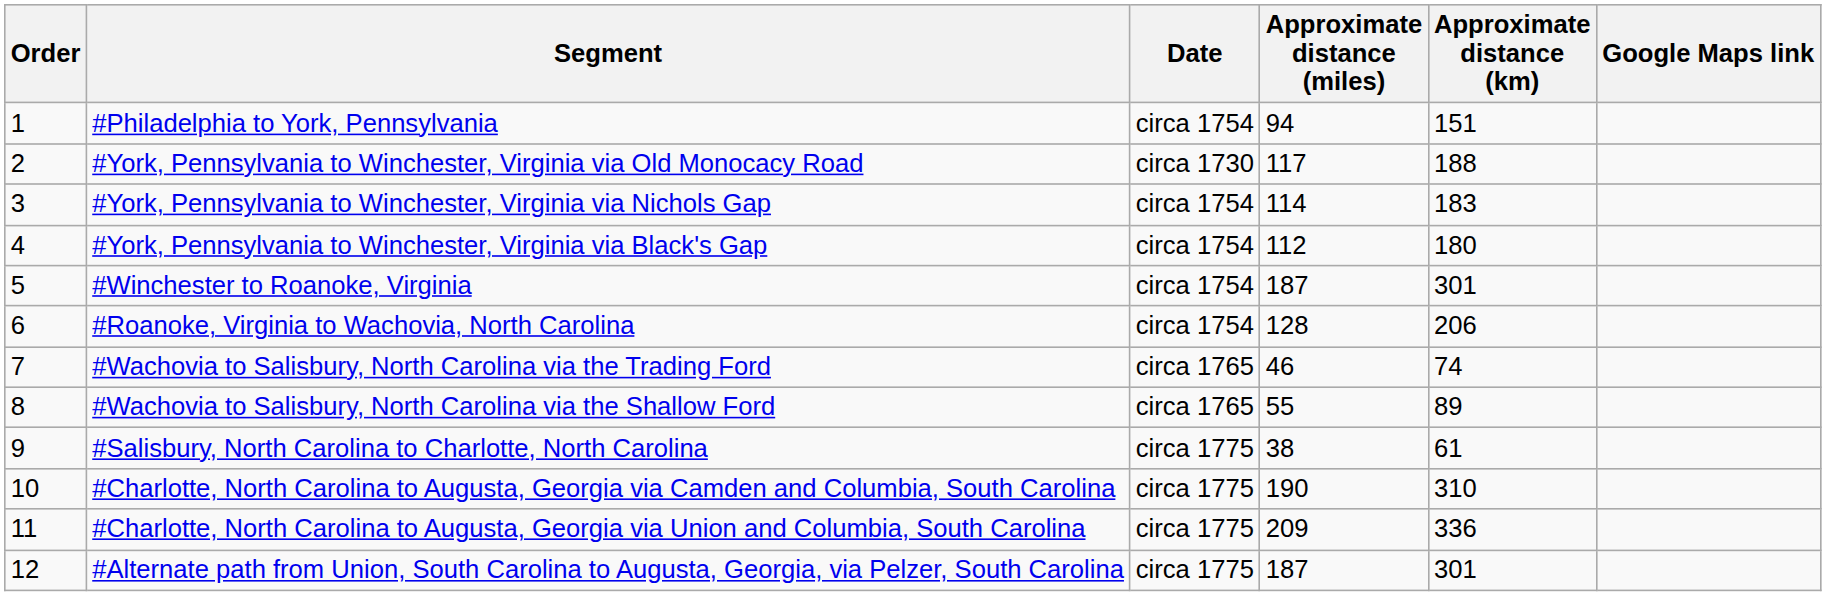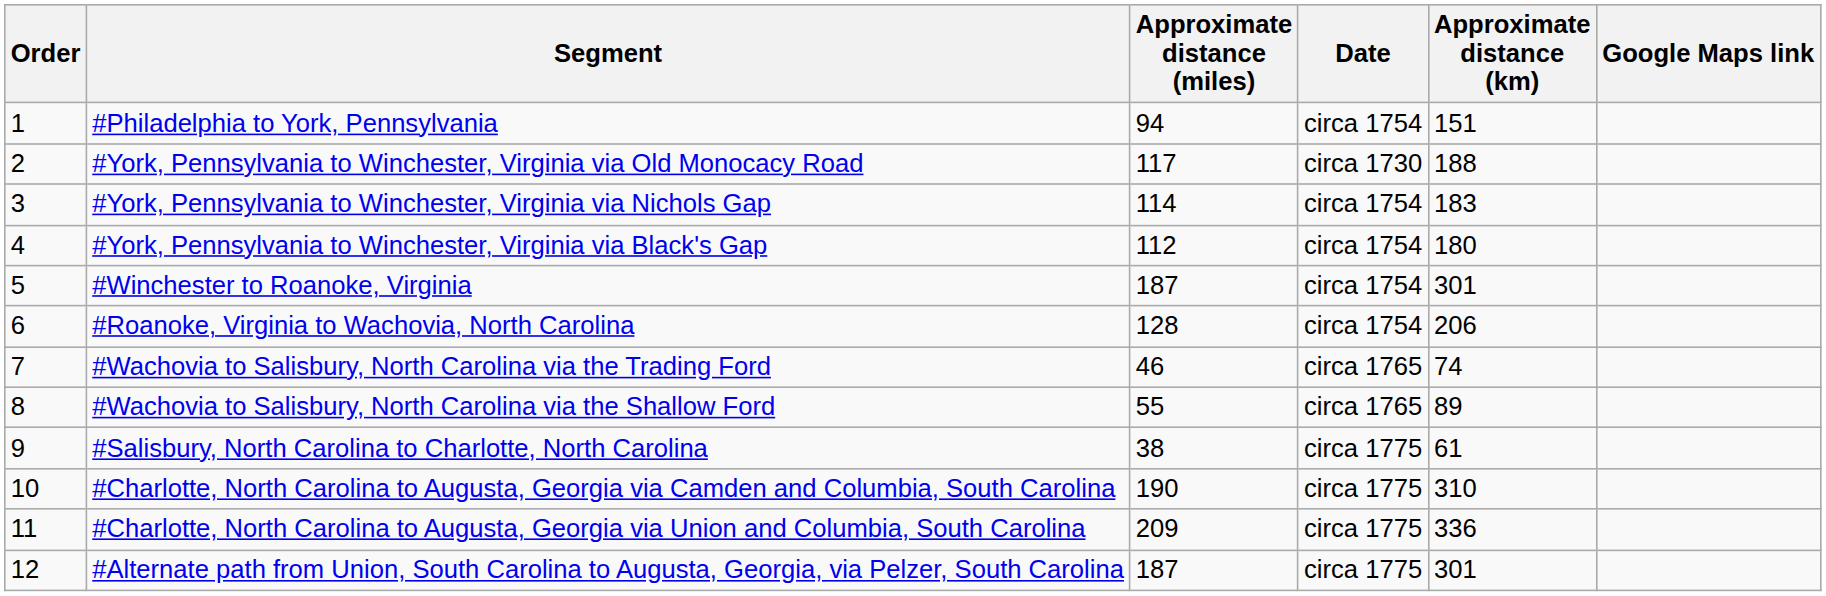columns swapped: (1195, 53) <-> (1344, 53)
